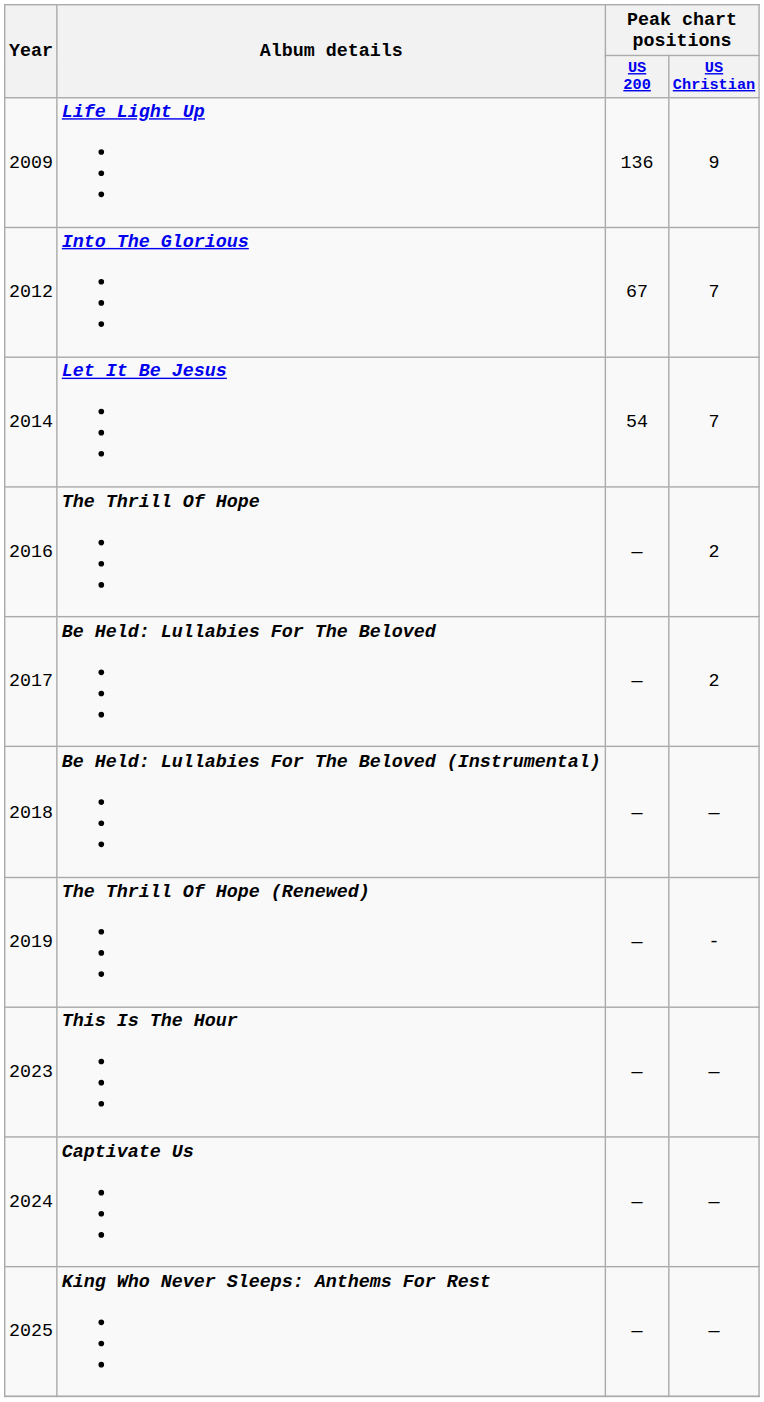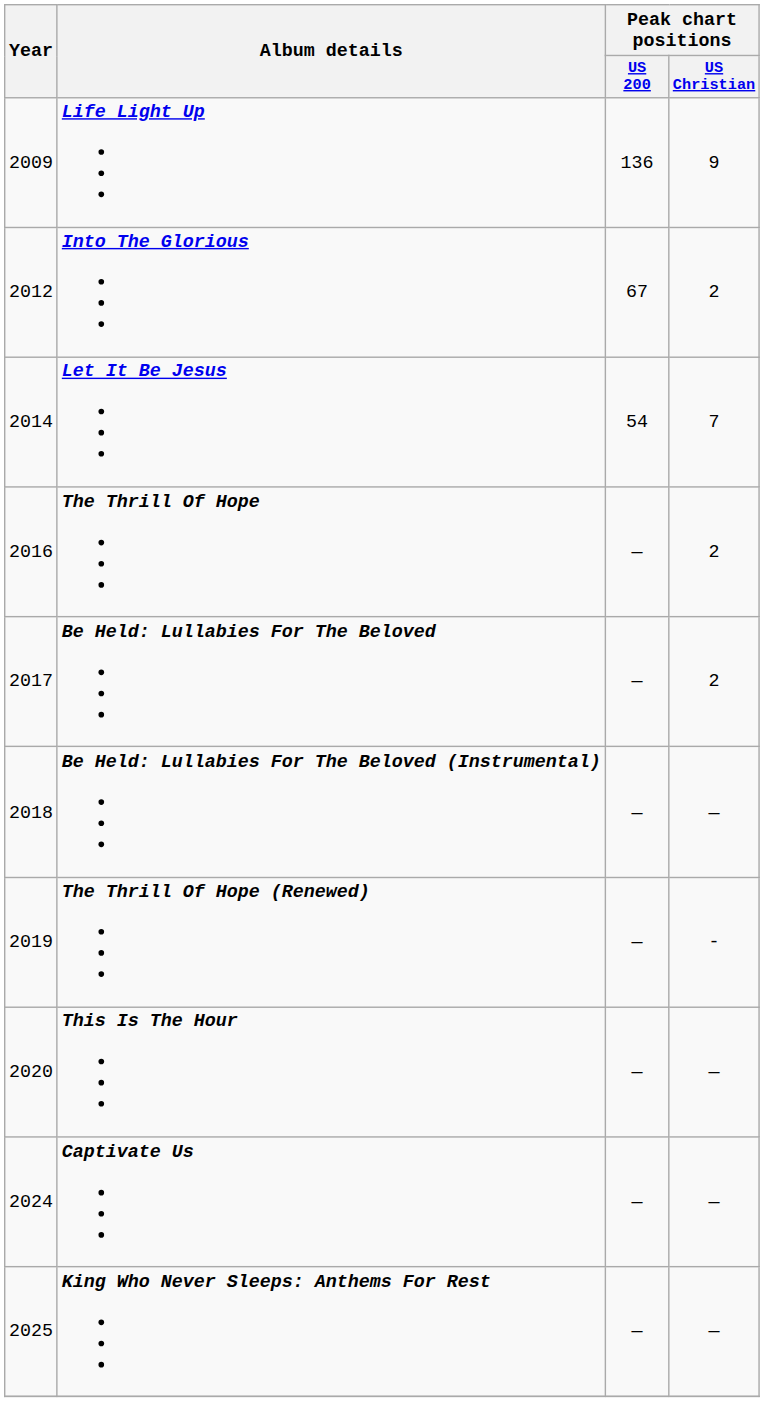(714, 292) 7 -> (714, 292) 2
(31, 1072) 2023 -> (31, 1072) 2020
